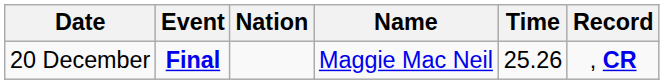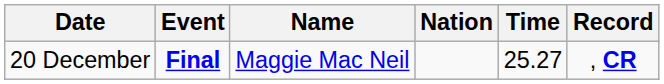columns swapped: (406, 23) <-> (272, 23)
(533, 60) 25.26 -> (533, 60) 25.27
